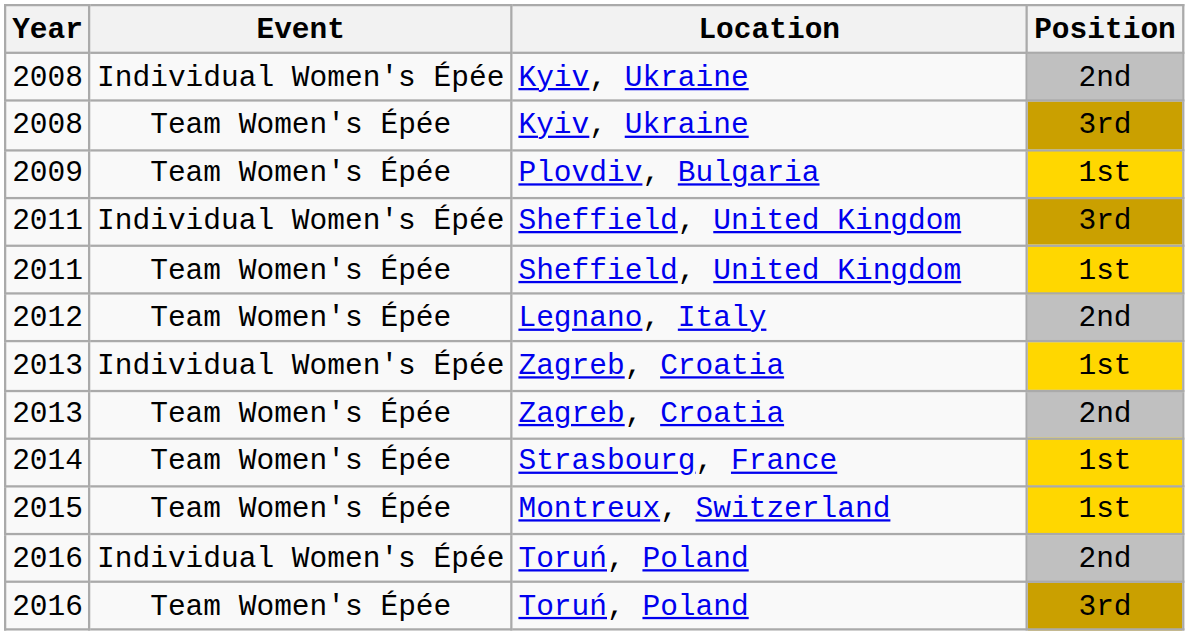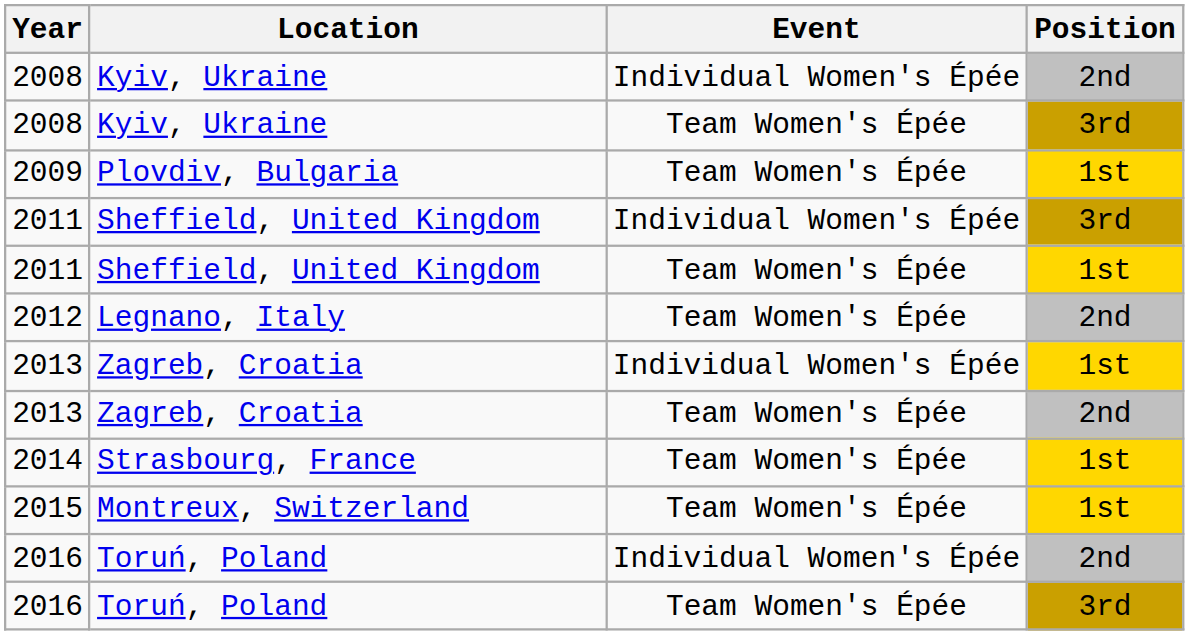columns swapped: (769, 29) <-> (301, 29)
